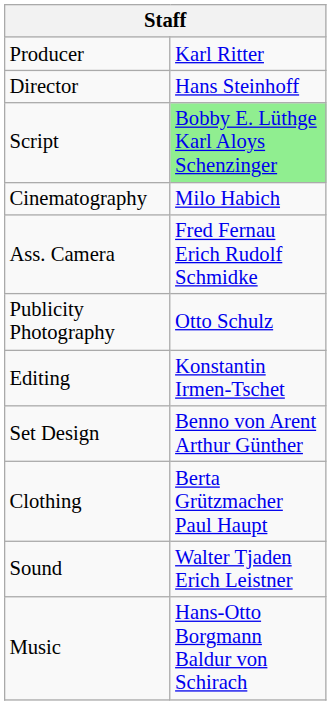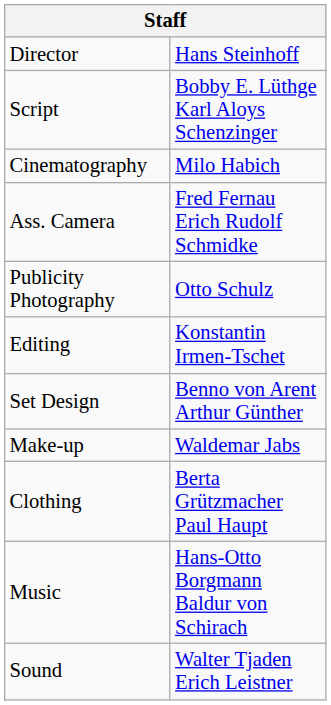- row: (47, 53)
(246, 142) lightgreen background -> (246, 109) no background
+ row: (47, 445)
rows swapped: (36, 568) <-> (35, 647)
